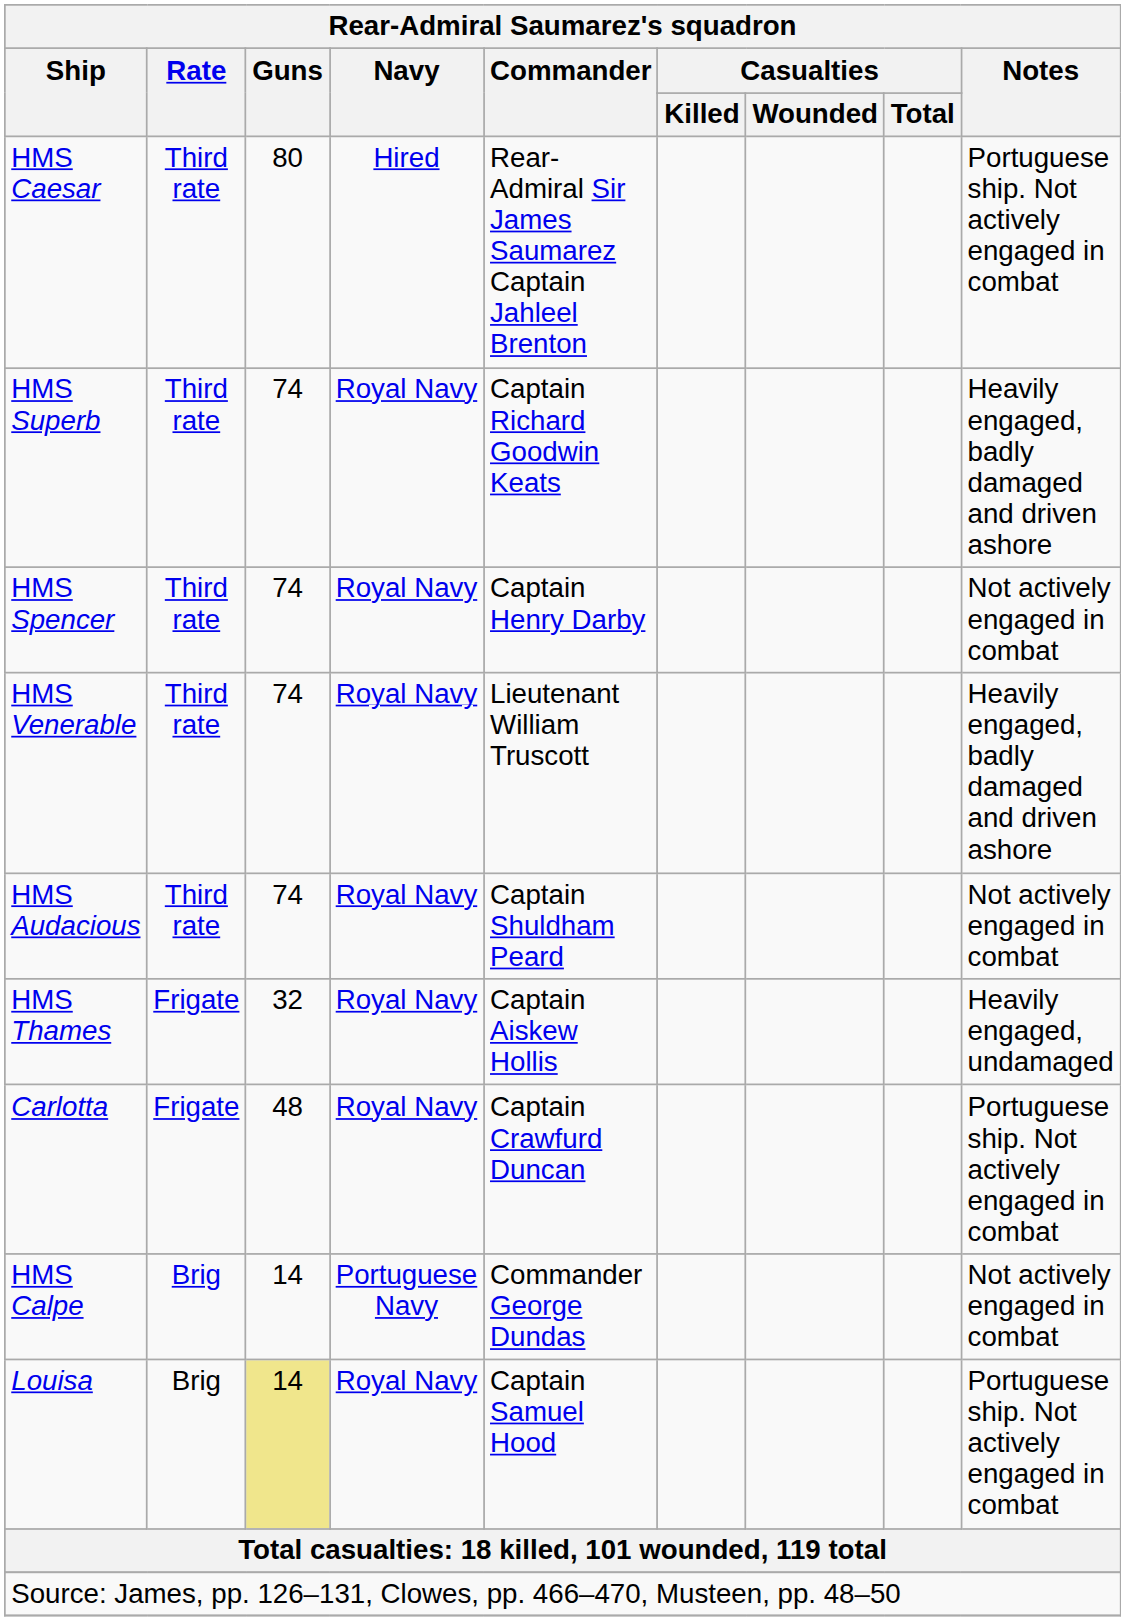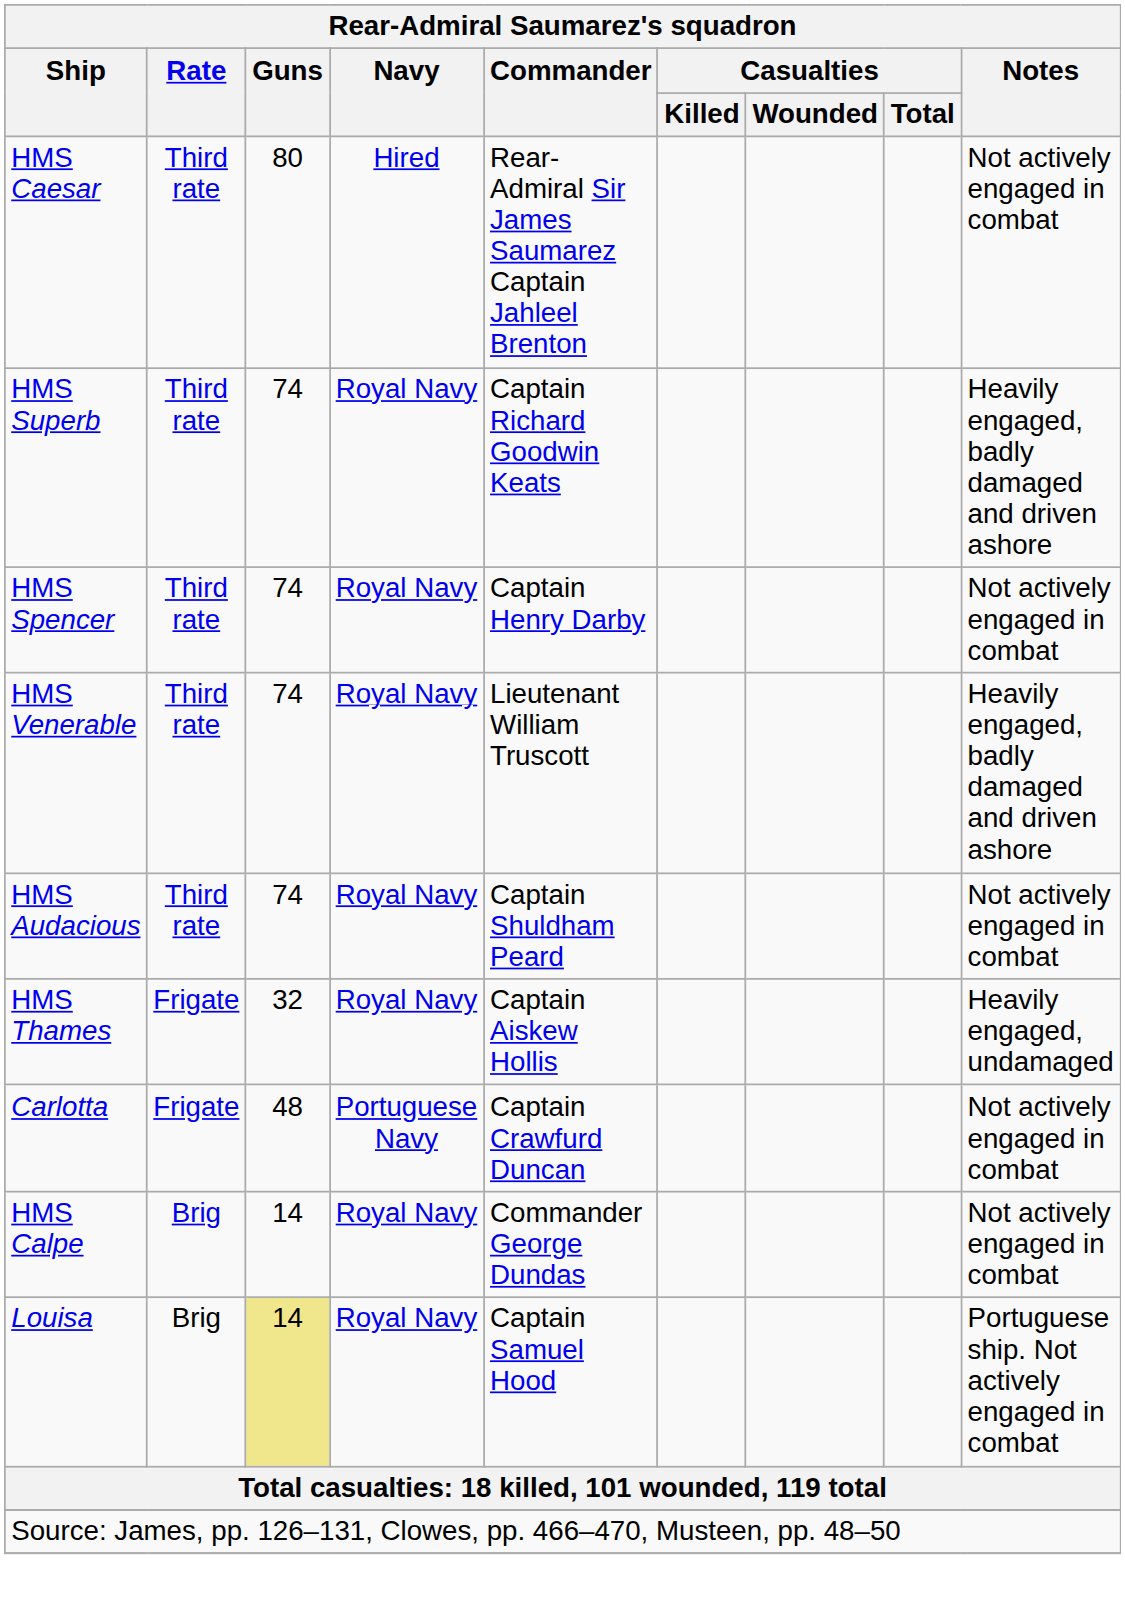(1038, 220) Portuguese ship. Not actively engaged in combat -> (1039, 189) Not actively engaged in combat
(406, 1106) Royal Navy -> (406, 1122) Portuguese Navy
(1038, 1168) Portuguese ship. Not actively engaged in combat -> (1039, 1137) Not actively engaged in combat
(406, 1290) Portuguese Navy -> (406, 1212) Royal Navy
